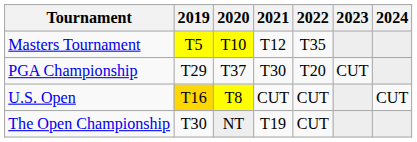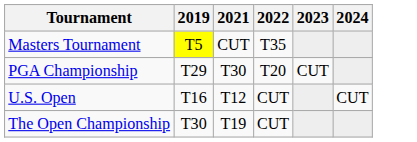- column: (233, 17)
(273, 44) T12 -> (233, 44) CUT
(194, 97) gold background -> (194, 97) no background
(273, 97) CUT -> (233, 97) T12
